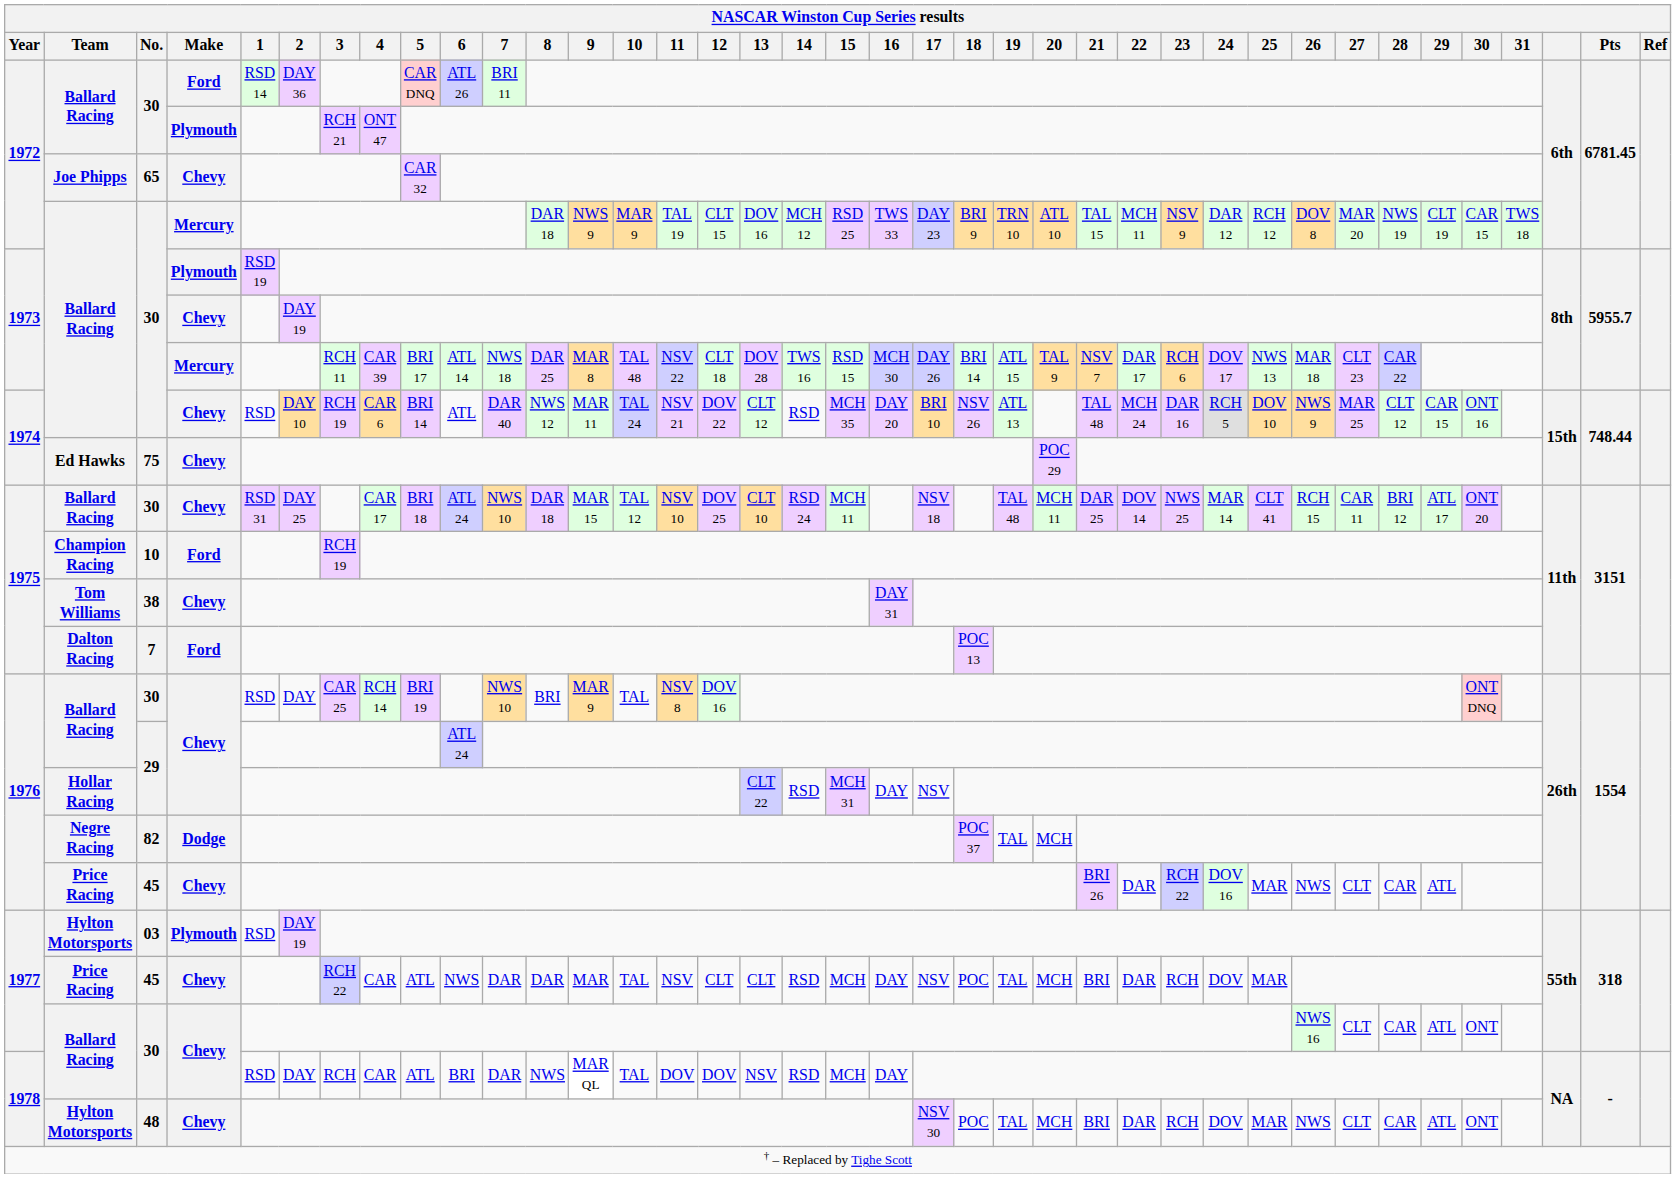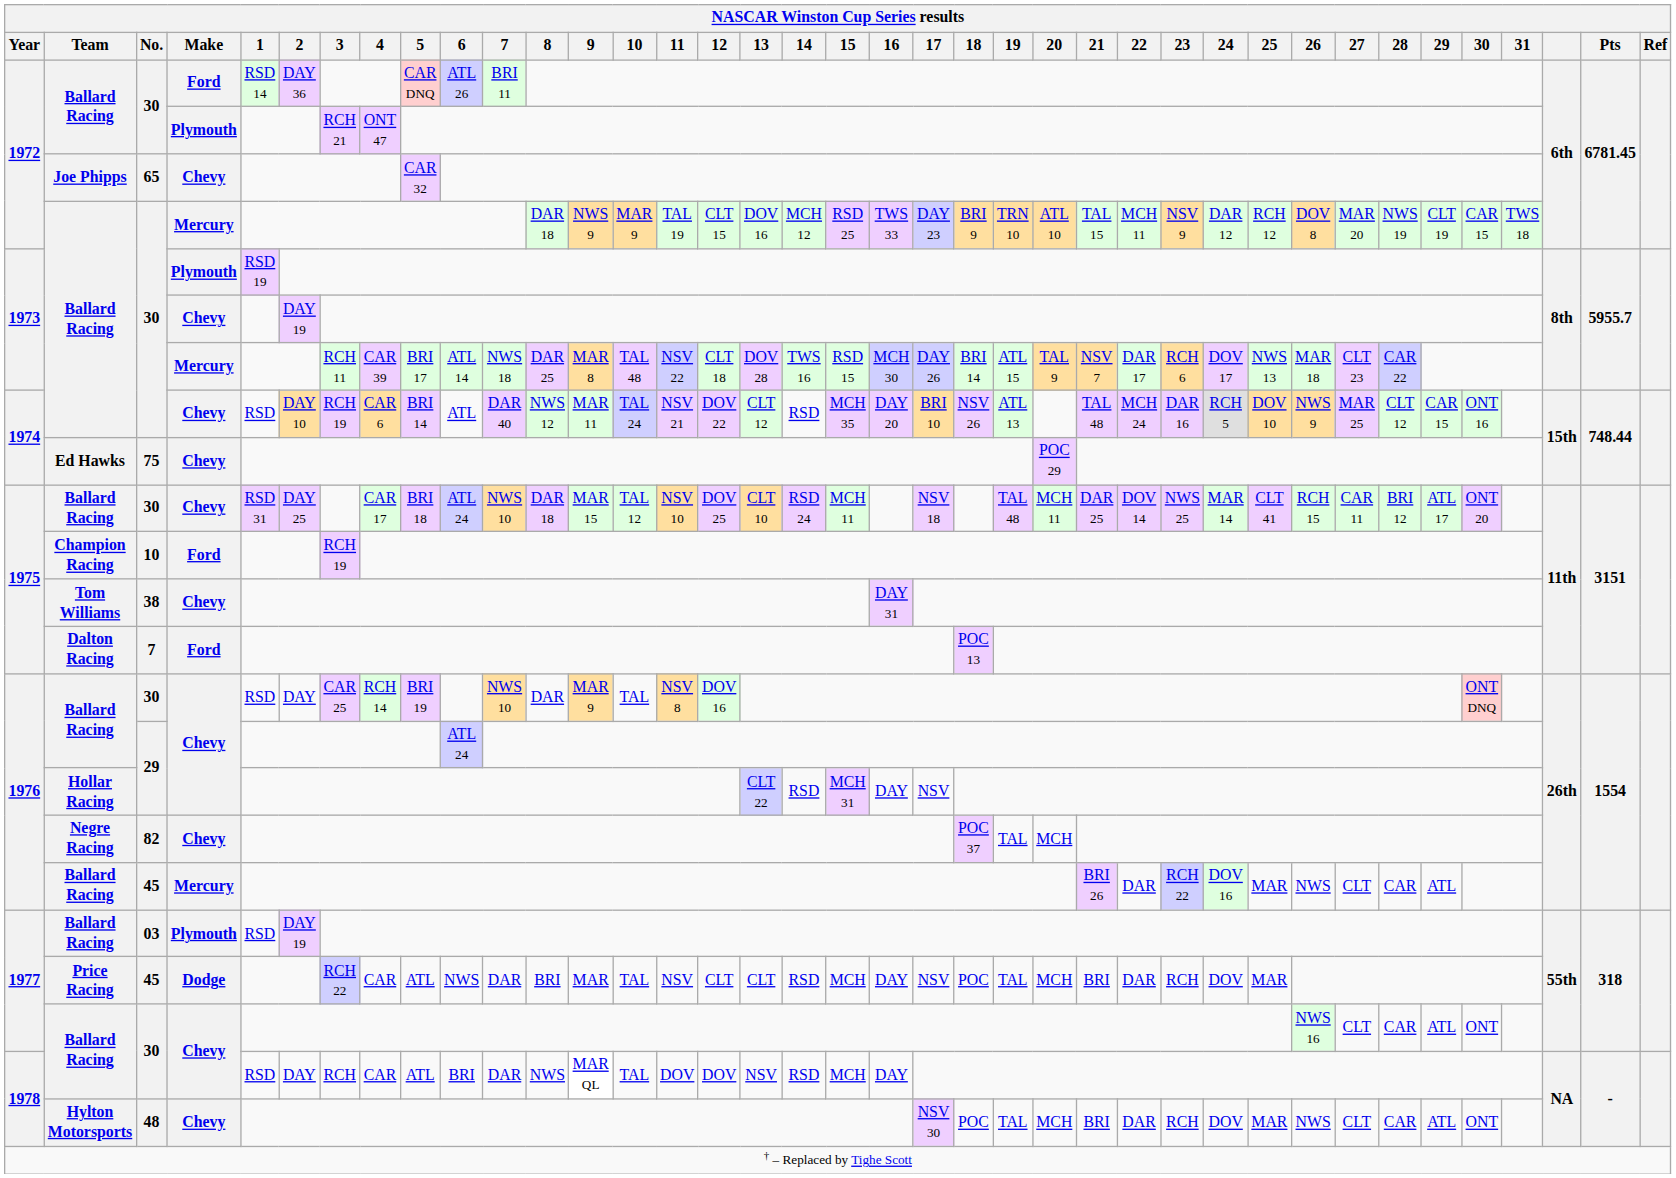(547, 696) BRI -> (547, 696) DAR
(204, 838) Dodge -> (204, 838) Chevy
(90, 885) Price Racing -> (90, 885) Ballard Racing
(204, 885) Chevy -> (204, 885) Mercury
(90, 933) Hylton Motorsports -> (90, 933) Ballard Racing
(204, 980) Chevy -> (204, 980) Dodge
(547, 980) DAR -> (547, 980) BRI
